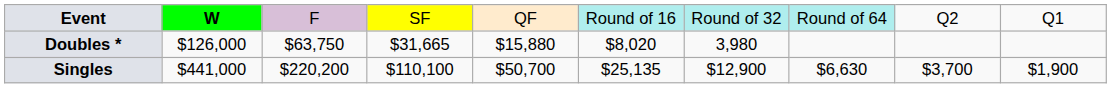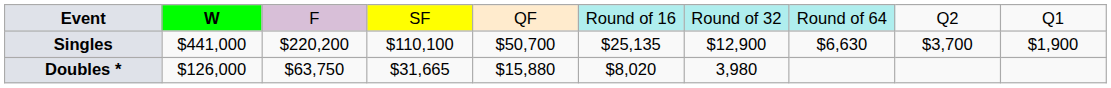rows swapped: (83, 70) <-> (83, 44)
